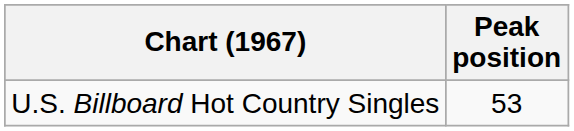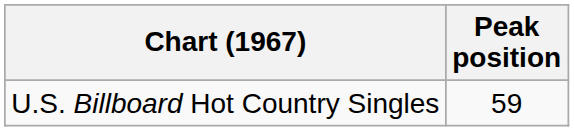(507, 102) 53 -> (507, 102) 59
